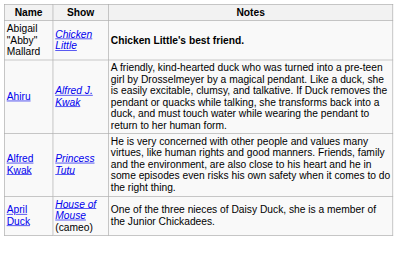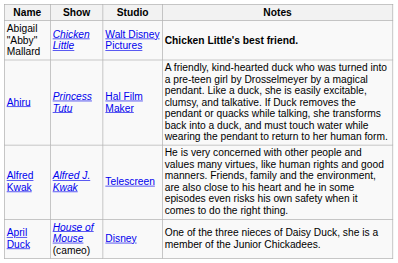+ column: (133, 12)
(74, 96) Alfred J. Kwak -> (72, 102) Princess Tutu
(75, 165) Princess Tutu -> (71, 182) Alfred J. Kwak
